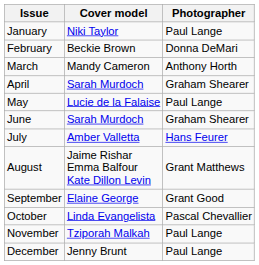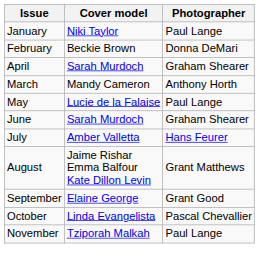rows swapped: (22, 66) <-> (18, 84)
- row: (33, 251)
